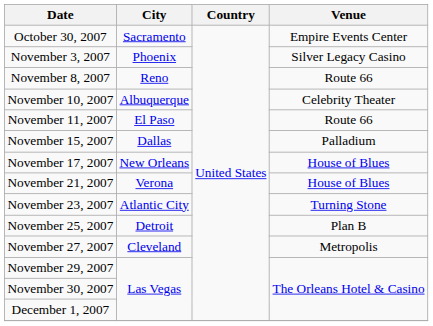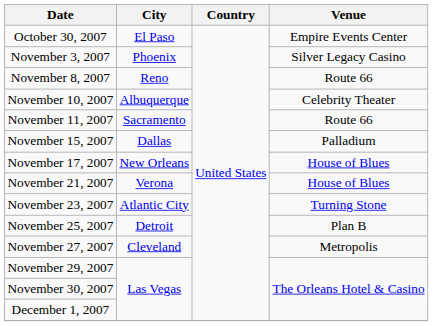(154, 36) Sacramento -> (154, 36) El Paso
(154, 120) El Paso -> (154, 120) Sacramento
